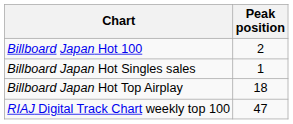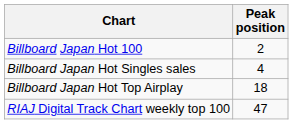(260, 68) 1 -> (260, 68) 4
